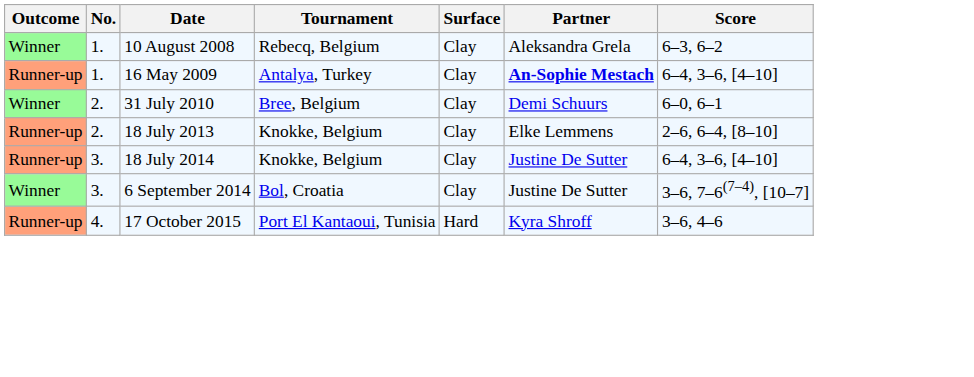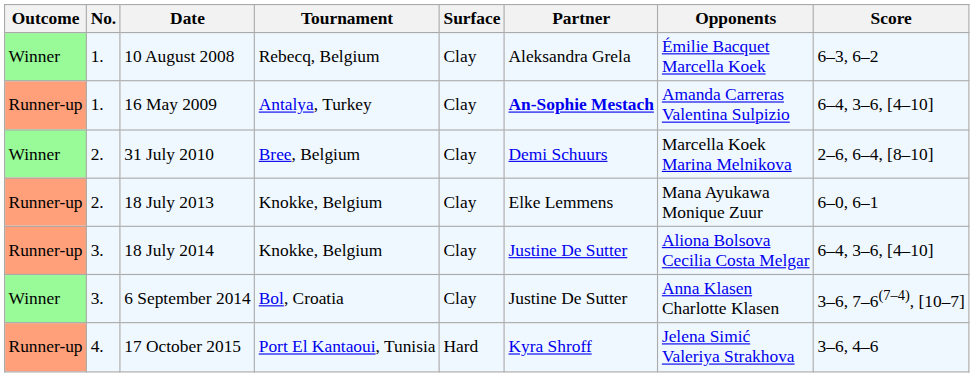+ column: (736, 18)
(692, 102) 6–0, 6–1 -> (876, 153) 2–6, 6–4, [8–10]
(720, 130) 2–6, 6–4, [8–10] -> (848, 201) 6–0, 6–1
